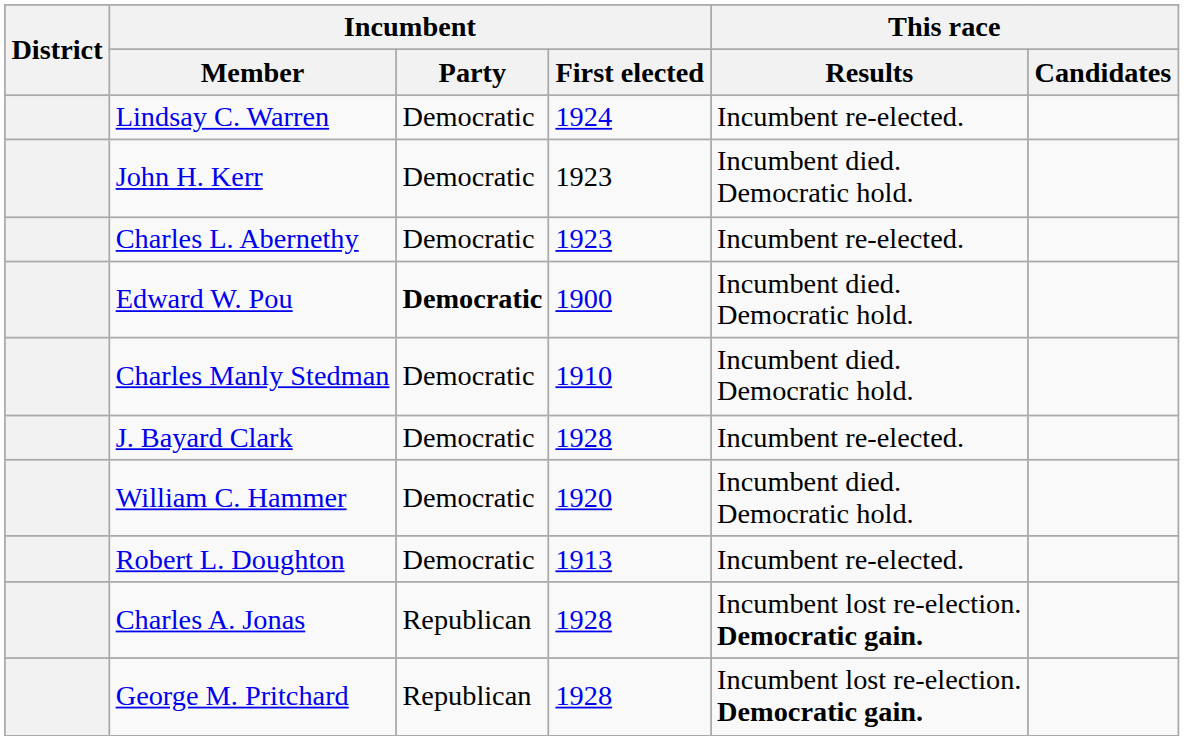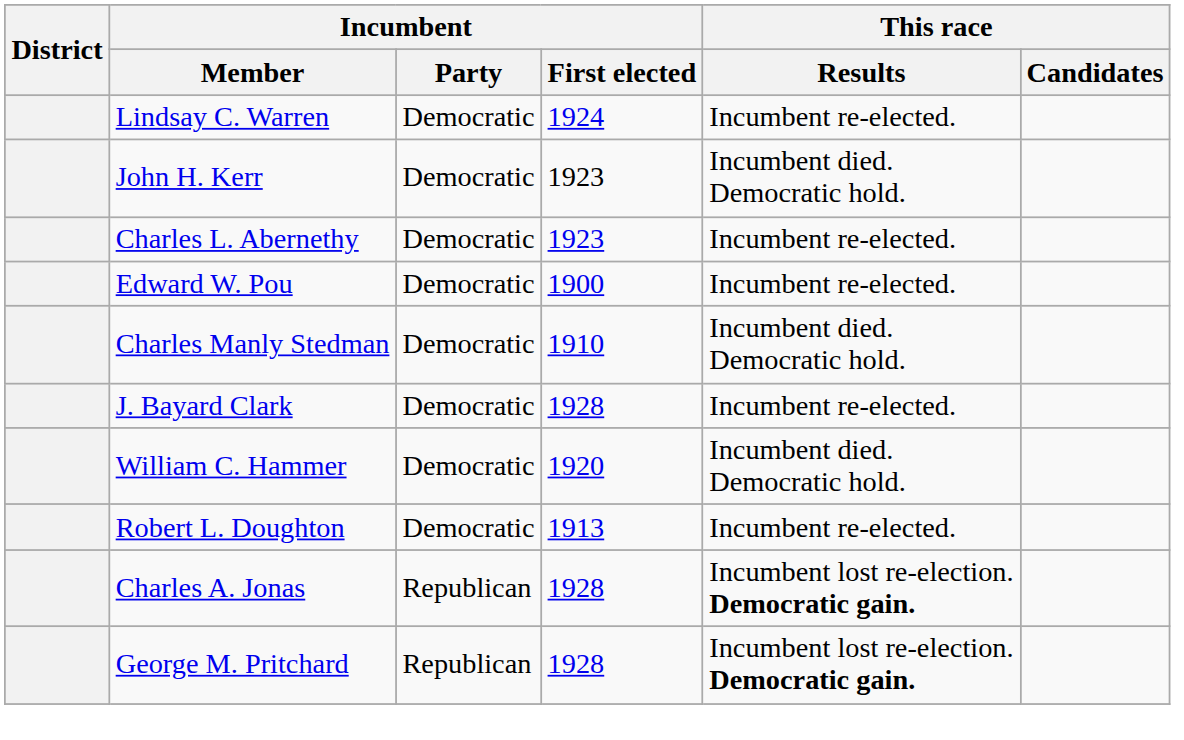(472, 299) bold -> (468, 283) normal
(815, 299) Incumbent died. Democratic hold. -> (833, 283) Incumbent re-elected.
